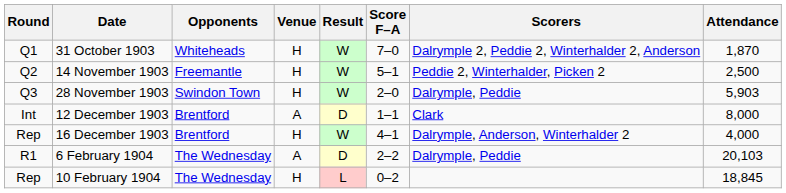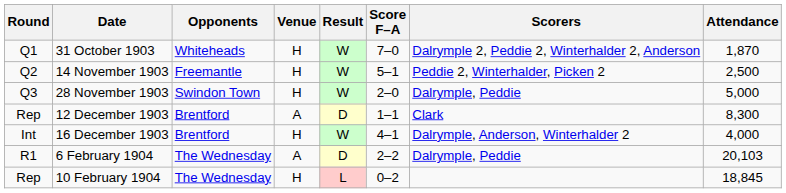(742, 93) 5,903 -> (742, 93) 5,000
(28, 114) Int -> (28, 114) Rep
(742, 114) 8,000 -> (742, 114) 8,300
(28, 135) Rep -> (28, 135) Int
